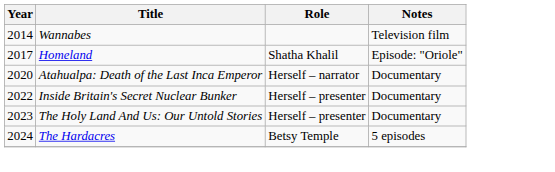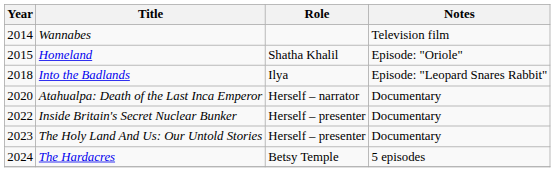(20, 55) 2017 -> (20, 55) 2015
+ row: (84, 75)
